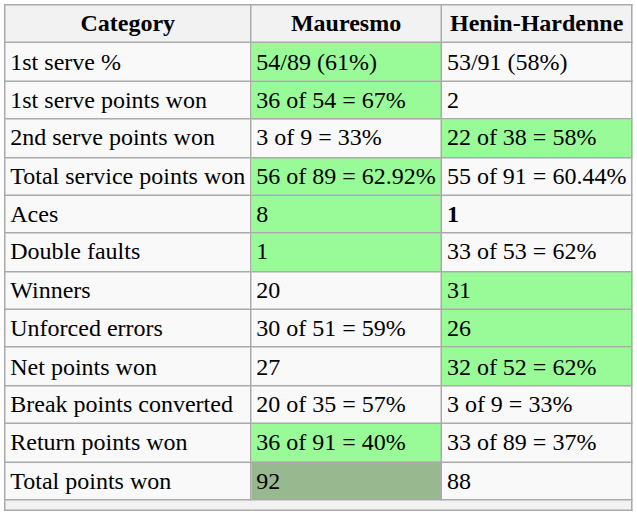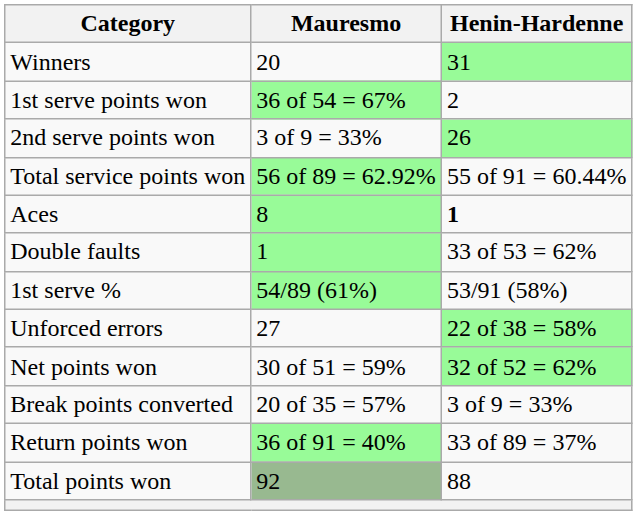rows swapped: (66, 61) <-> (50, 289)
(522, 137) 22 of 38 = 58% -> (459, 137) 26
(331, 328) 30 of 51 = 59% -> (268, 328) 27
(459, 328) 26 -> (522, 328) 22 of 38 = 58%
(268, 366) 27 -> (331, 366) 30 of 51 = 59%
